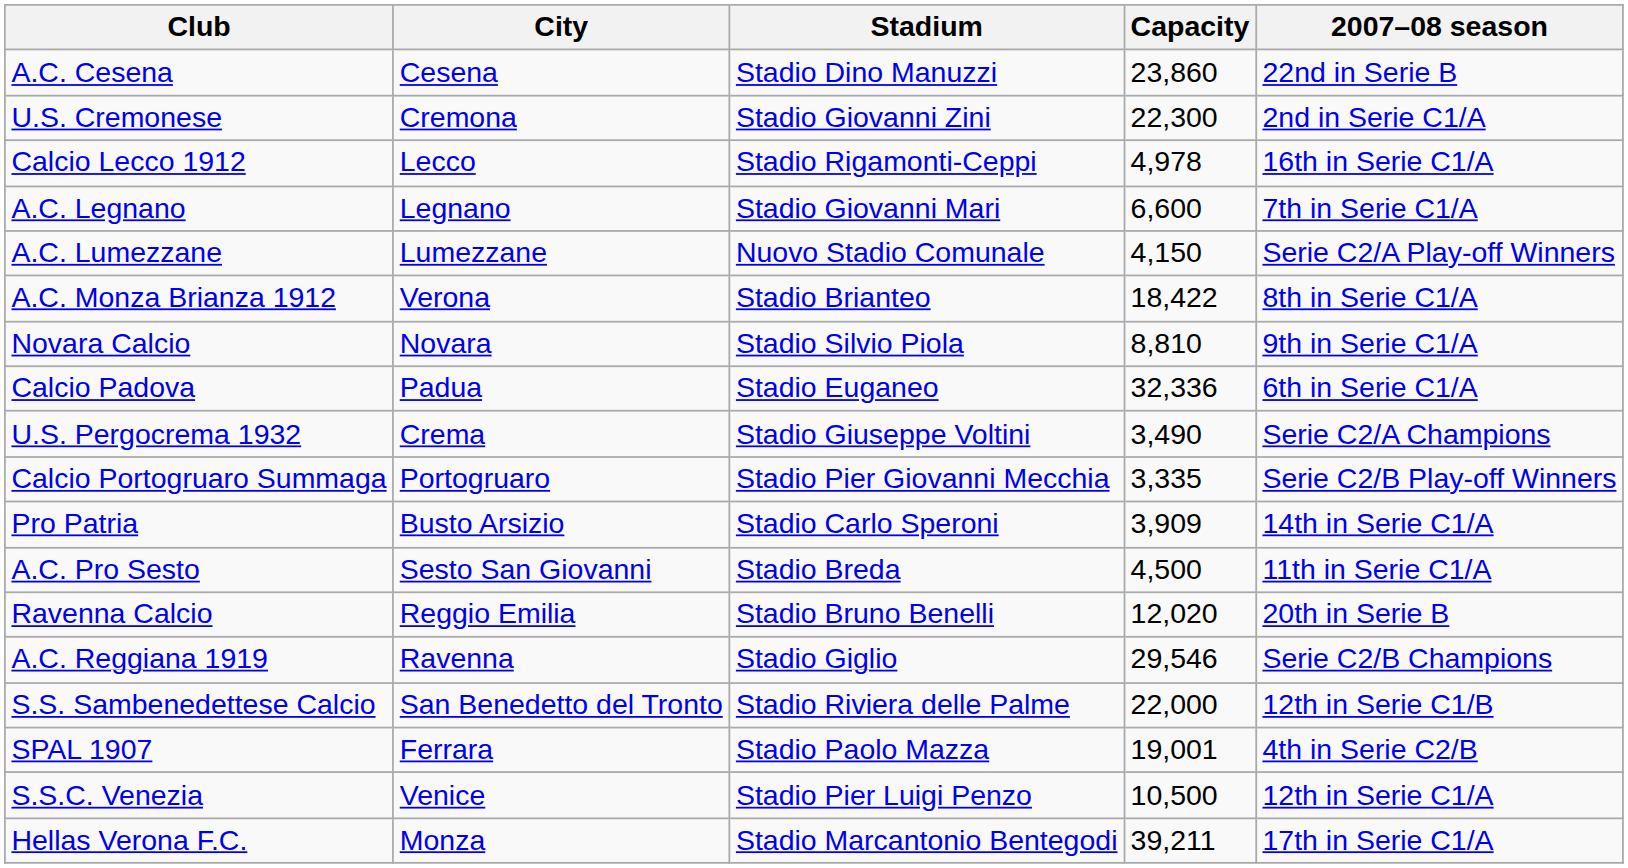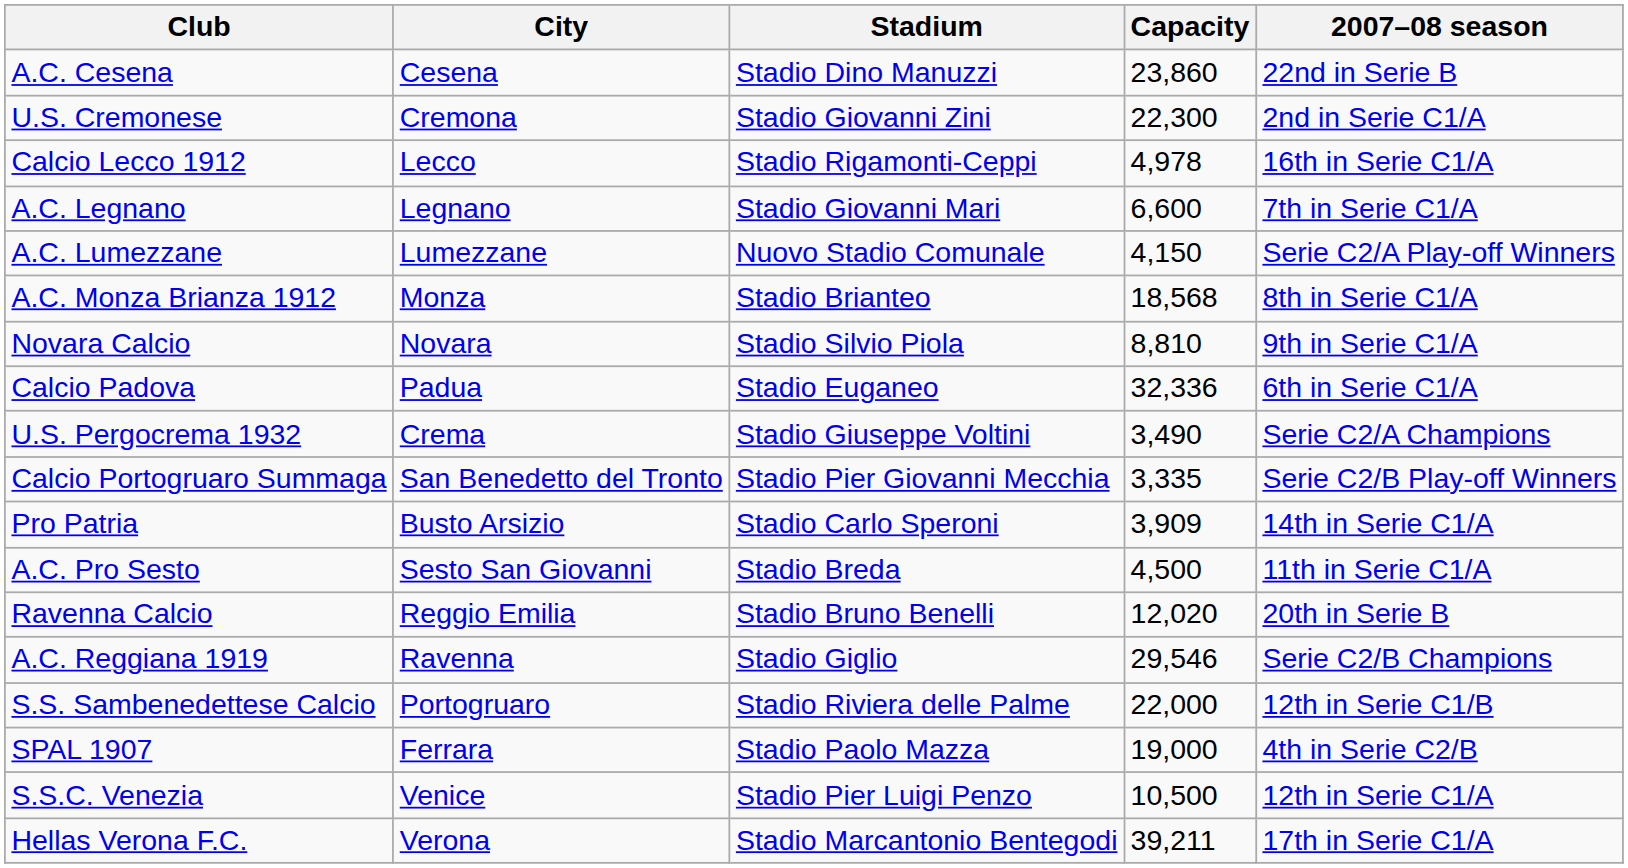(445, 298) Verona -> (442, 298) Monza
(1174, 298) 18,422 -> (1174, 298) 18,568
(475, 478) Portogruaro -> (561, 478) San Benedetto del Tronto
(561, 704) San Benedetto del Tronto -> (475, 704) Portogruaro
(1174, 749) 19,001 -> (1174, 749) 19,000
(442, 840) Monza -> (445, 840) Verona
